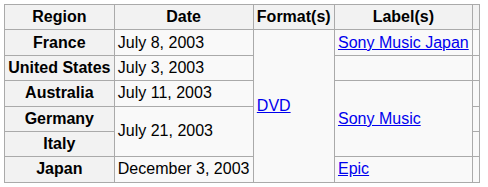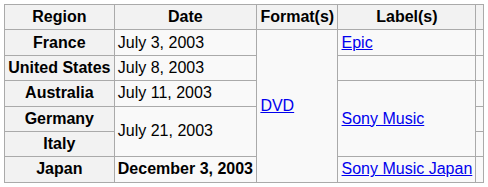(161, 42) July 8, 2003 -> (161, 42) July 3, 2003
(403, 42) Sony Music Japan -> (357, 42) Epic
(161, 67) July 3, 2003 -> (161, 67) July 8, 2003
(184, 169) normal -> (185, 169) bold
(354, 169) Epic -> (407, 169) Sony Music Japan
